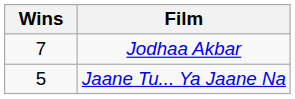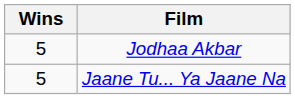(41, 49) 7 -> (41, 49) 5
